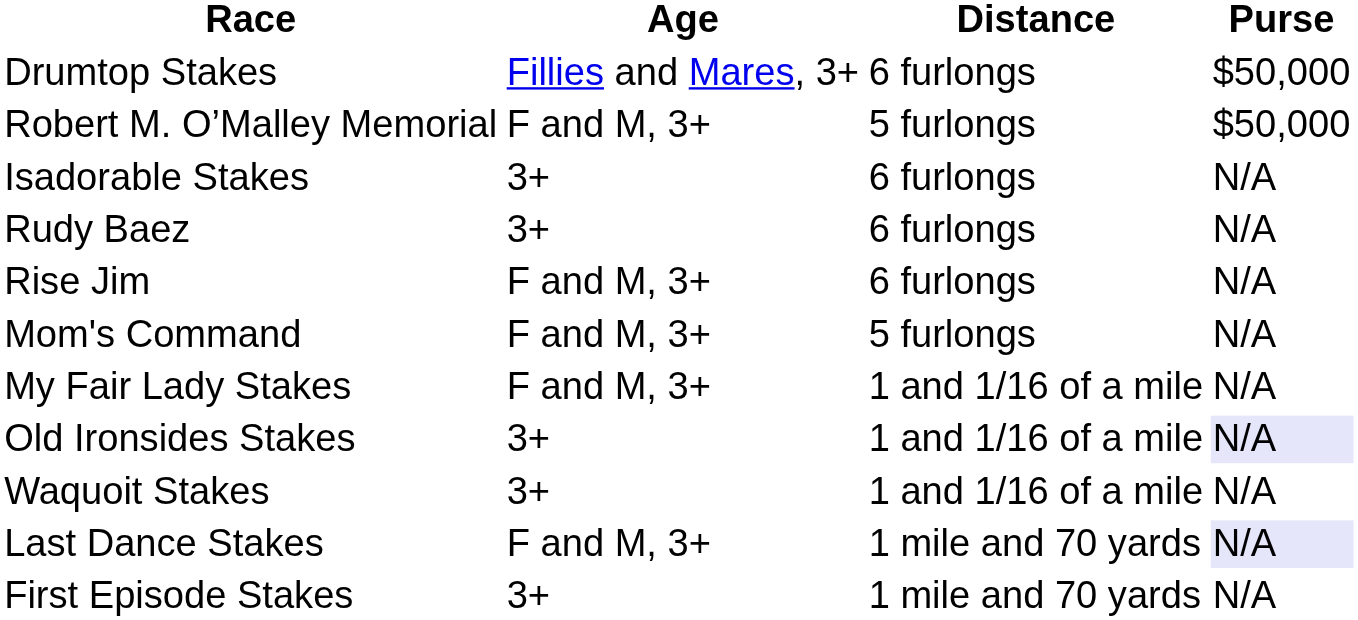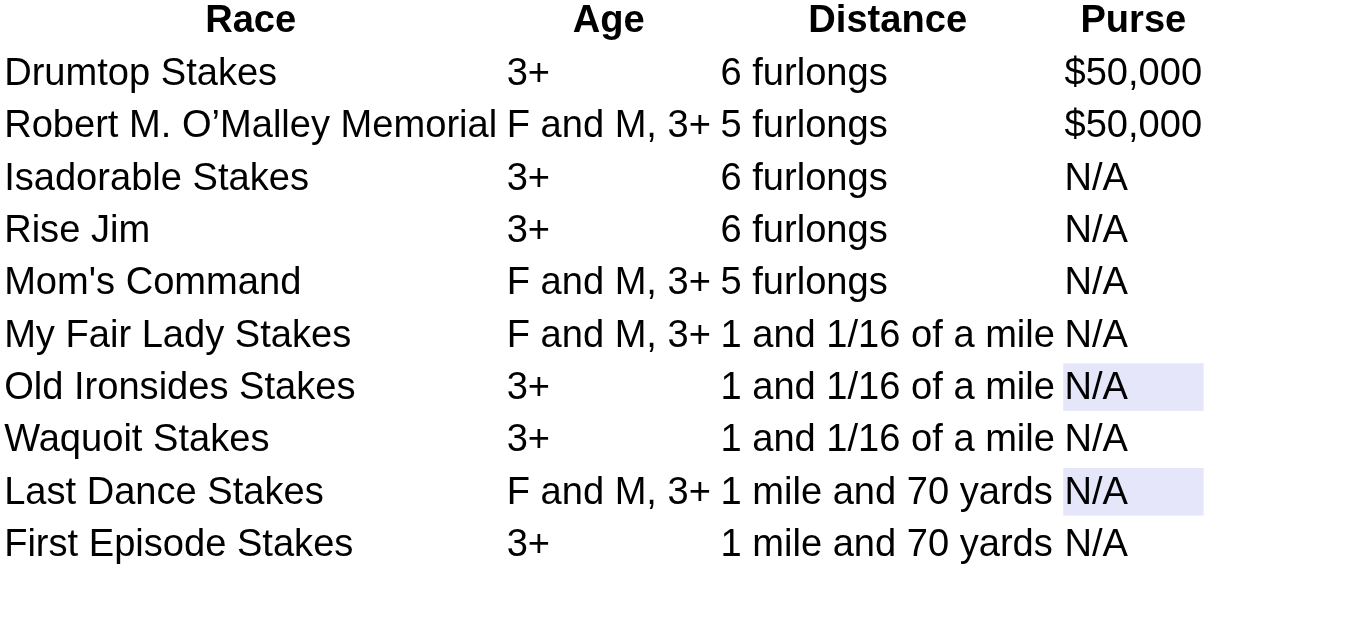(683, 72) Fillies and Mares, 3+ -> (528, 72) 3+
- row: (97, 229)
(609, 281) F and M, 3+ -> (528, 229) 3+
